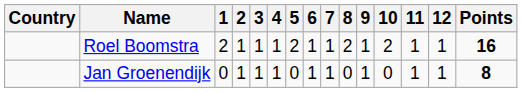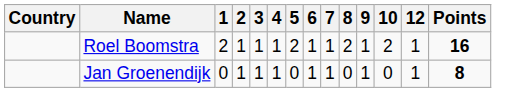- column: (415, 18)
